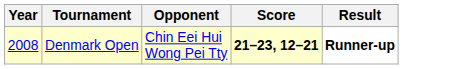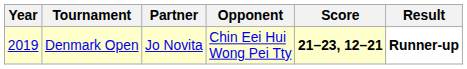+ column: (174, 16)
(23, 45) 2008 -> (23, 45) 2019
